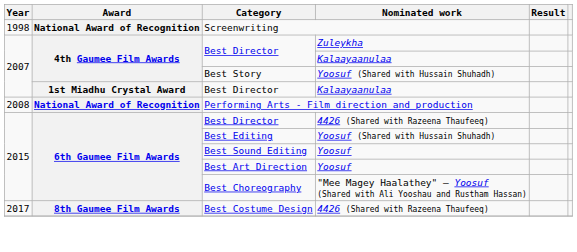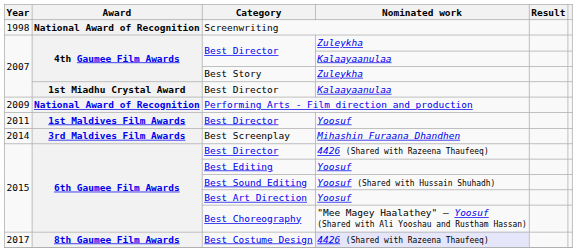(406, 74) Yoosuf (Shared with Hussain Shuhadh) -> (340, 74) Zuleykha
(18, 105) 2008 -> (18, 105) 2009
+ row: (117, 120)
+ row: (117, 136)
(406, 136) Yoosuf (Shared with Hussain Shuhadh) -> (334, 167) Yoosuf
(334, 151) Yoosuf -> (406, 182) Yoosuf (Shared with Hussain Shuhadh)
(403, 209) no background -> (403, 240) lavender background
